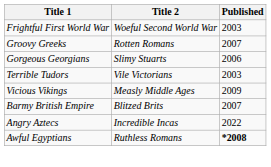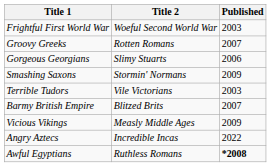+ row: (41, 75)
rows swapped: (37, 91) <-> (50, 106)
